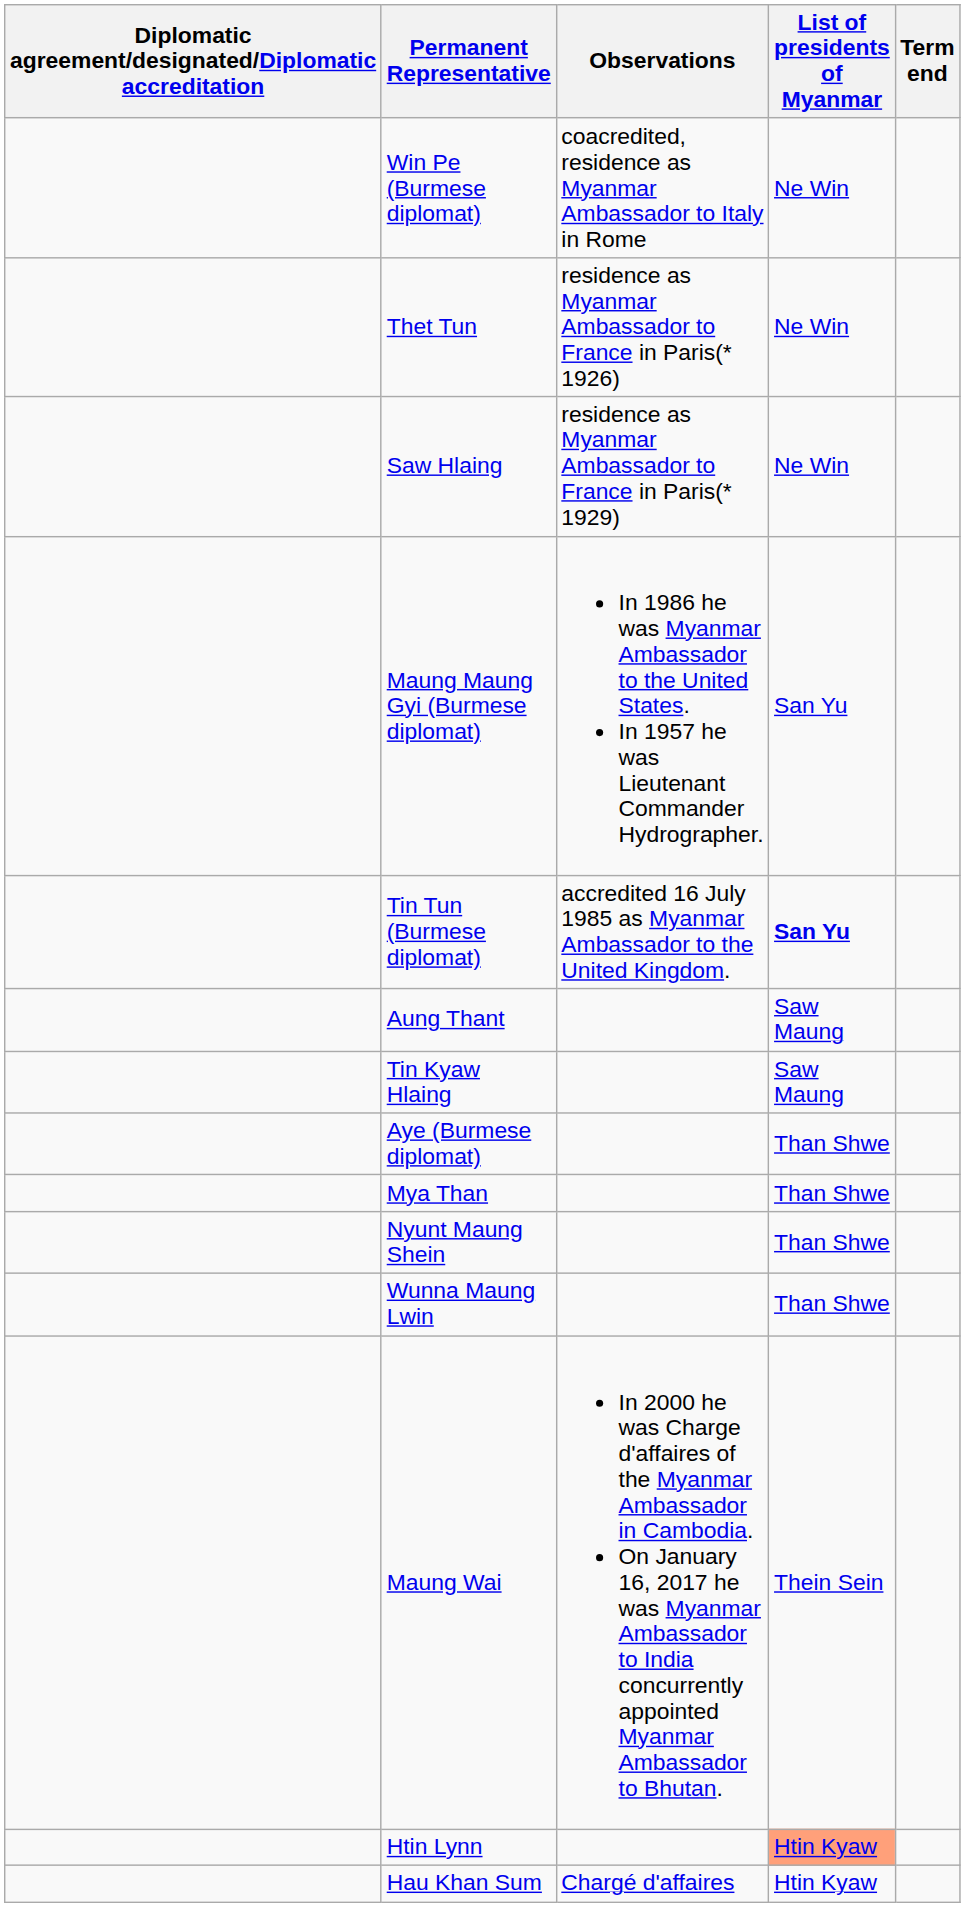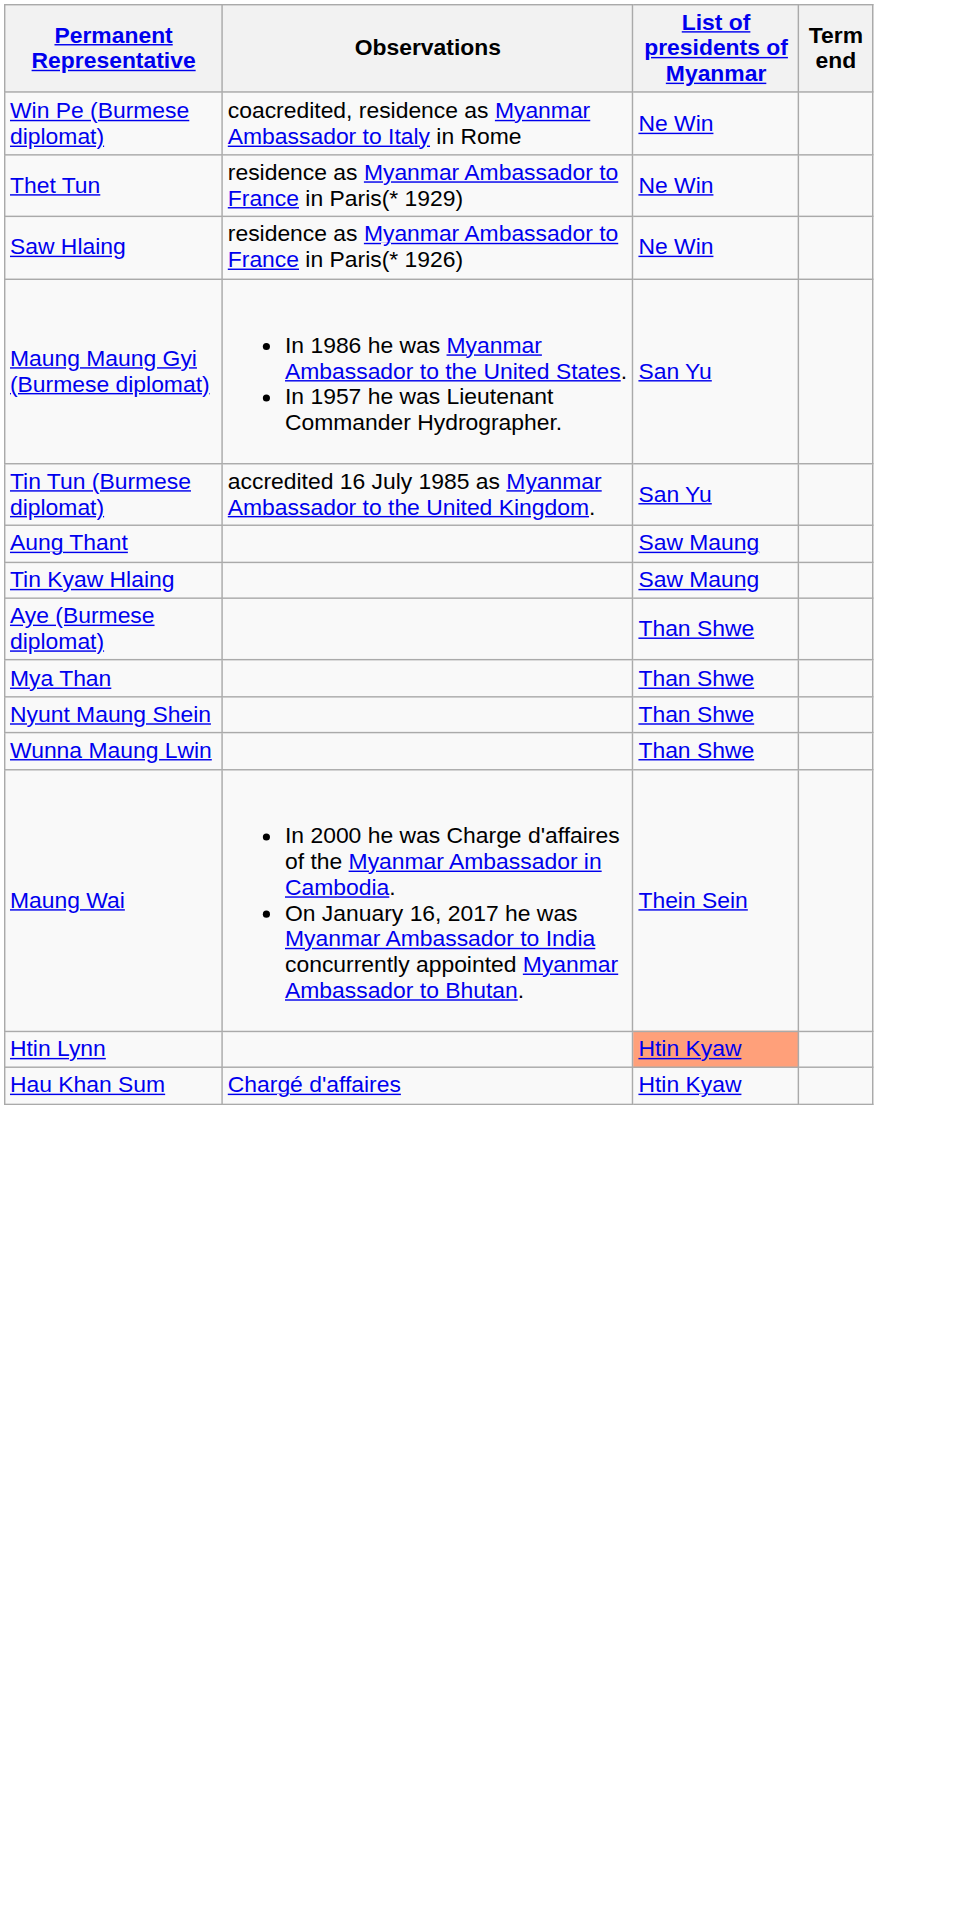- column: (193, 61)
(647, 326) residence as Myanmar Ambassador to France in Paris(* 1926) -> (423, 185) residence as Myanmar Ambassador to France in Paris(* 1929)
(647, 466) residence as Myanmar Ambassador to France in Paris(* 1929) -> (423, 247) residence as Myanmar Ambassador to France in Paris(* 1926)
(812, 931) bold -> (675, 494) normal
